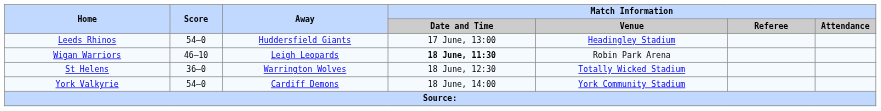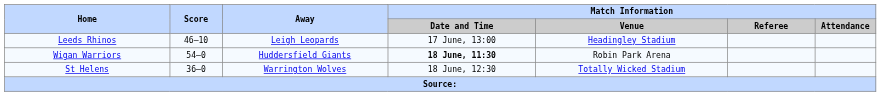(196, 41) 54–0 -> (196, 41) 46–10
(305, 41) Huddersfield Giants -> (305, 41) Leigh Leopards
(196, 55) 46–10 -> (196, 55) 54–0
(305, 55) Leigh Leopards -> (305, 55) Huddersfield Giants
- row: (87, 84)
